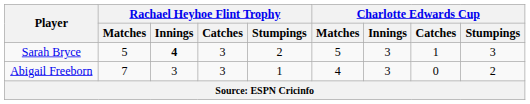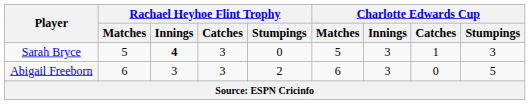(279, 52) 2 -> (279, 52) 0
(124, 71) 7 -> (124, 71) 6
(279, 71) 1 -> (279, 71) 2
(338, 71) 4 -> (338, 71) 6
(493, 71) 2 -> (493, 71) 5
